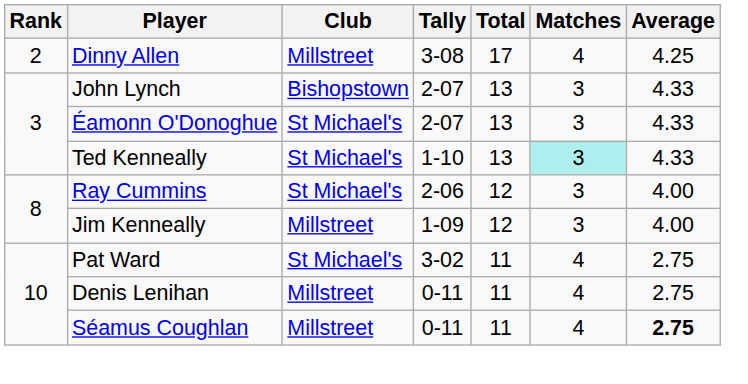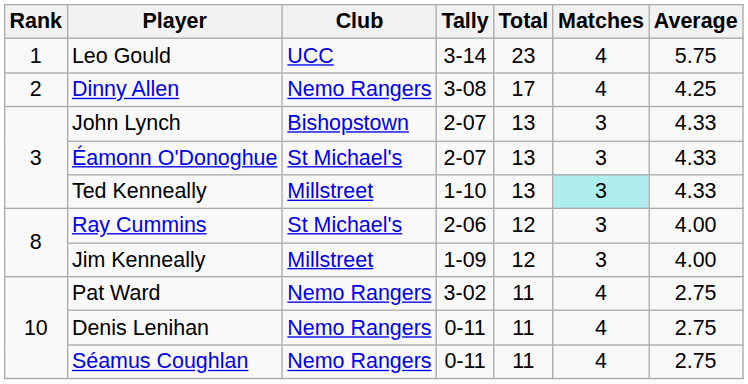+ row: (121, 55)
(330, 55) Millstreet -> (359, 89) Nemo Rangers
(345, 157) St Michael's -> (330, 191) Millstreet
(345, 259) St Michael's -> (359, 293) Nemo Rangers
(330, 293) Millstreet -> (359, 327) Nemo Rangers
(330, 327) Millstreet -> (359, 361) Nemo Rangers
(673, 327) bold -> (696, 361) normal
